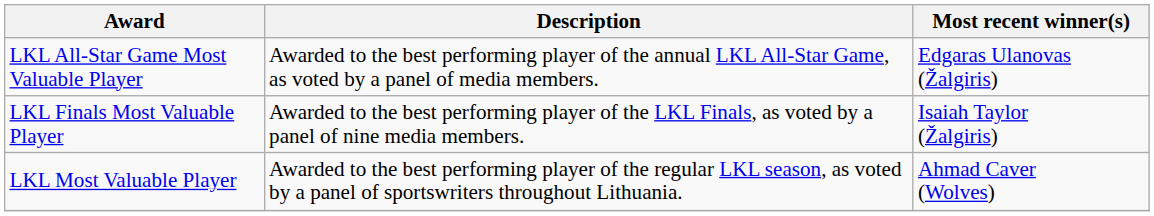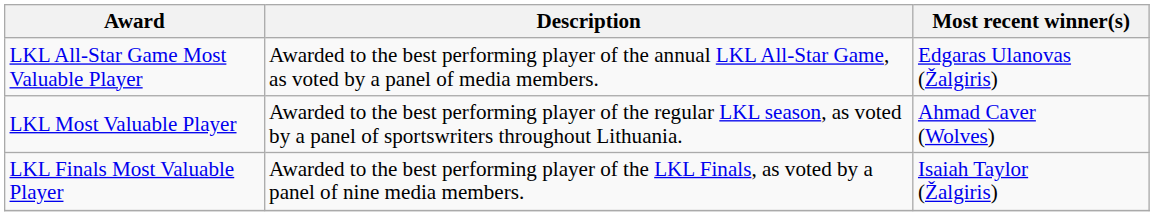rows swapped: (123, 181) <-> (122, 123)
